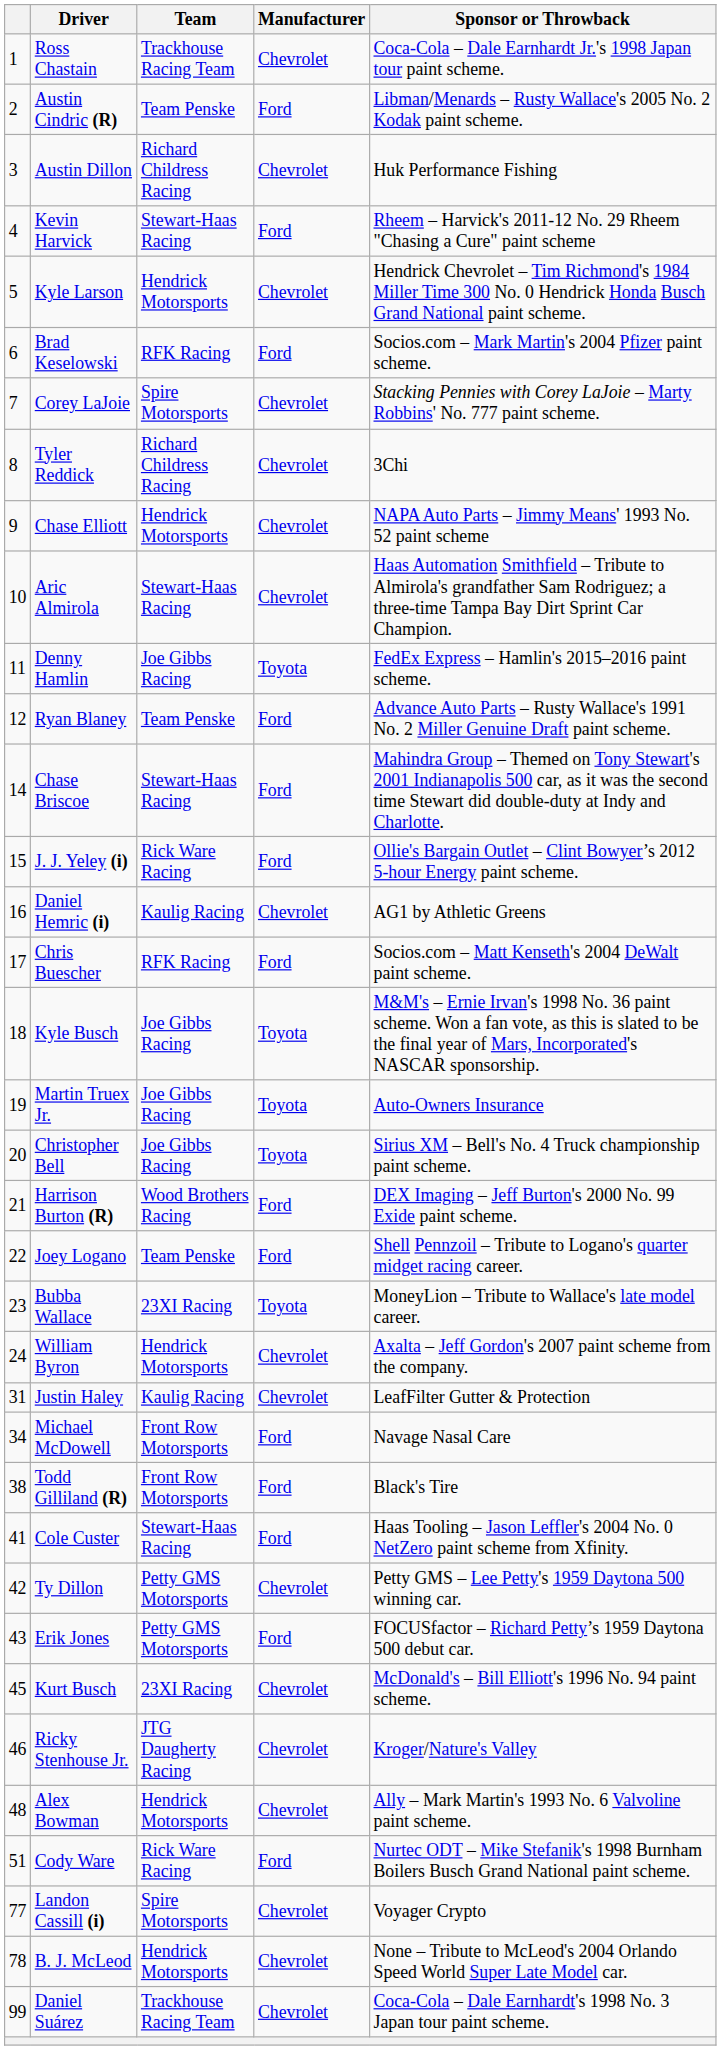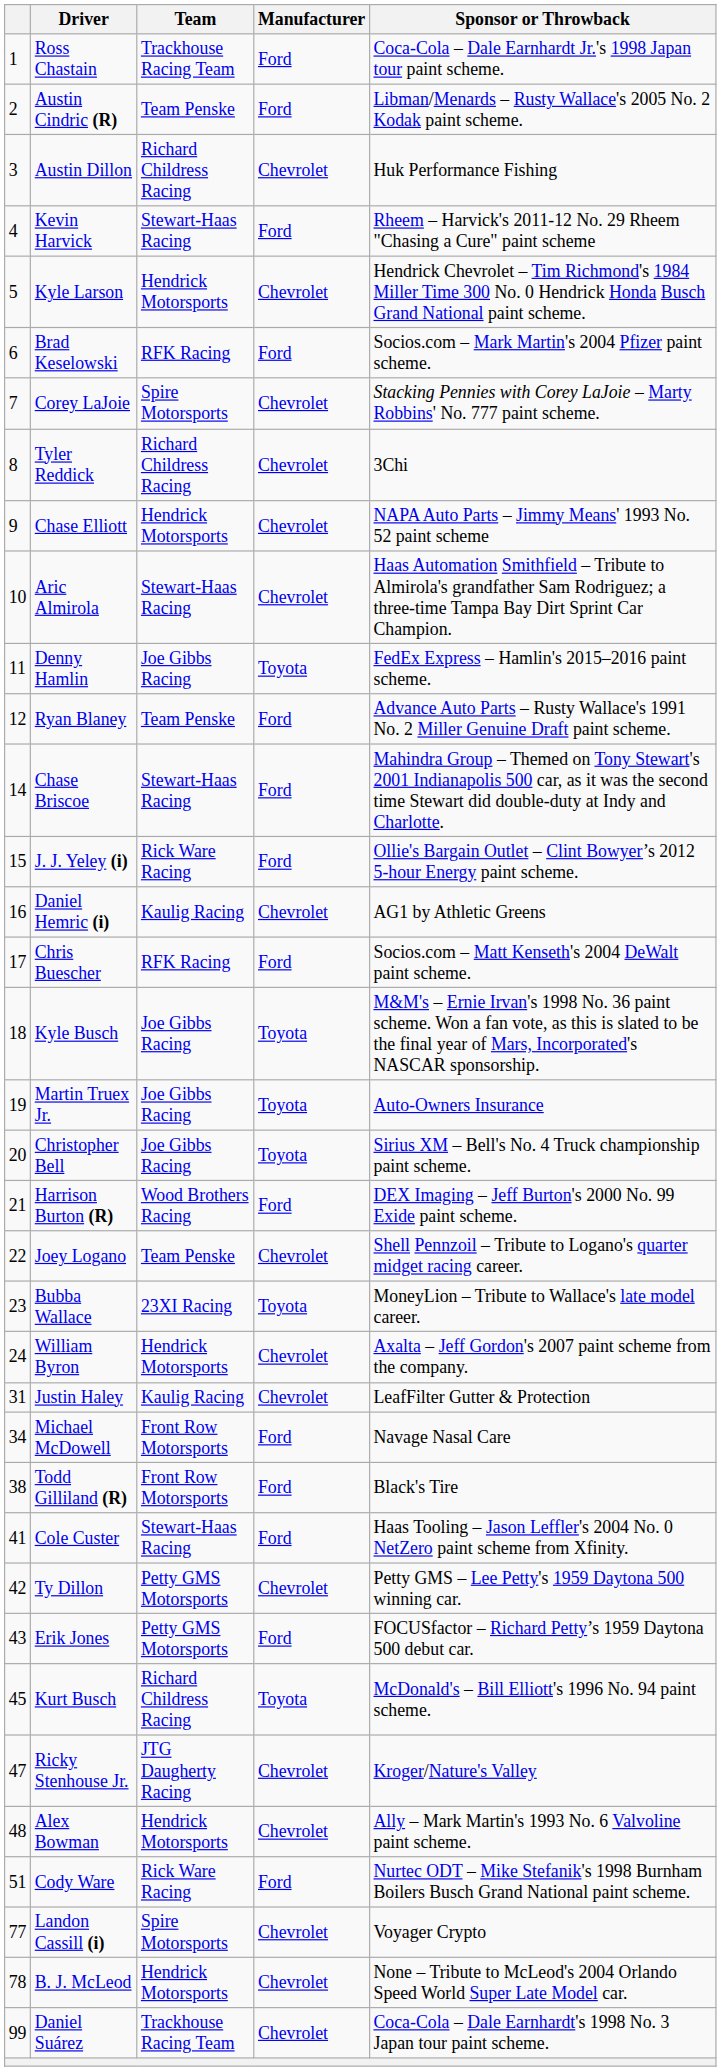(293, 59) Chevrolet -> (275, 59) Ford
(275, 1256) Ford -> (293, 1256) Chevrolet
(187, 1688) 23XI Racing -> (175, 1699) Richard Childress Racing
(293, 1688) Chevrolet -> (283, 1699) Toyota
(18, 1749) 46 -> (18, 1770) 47
